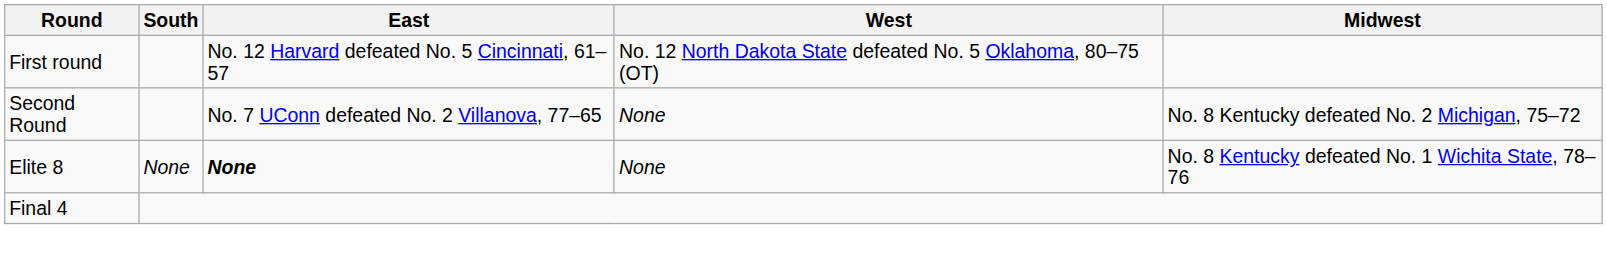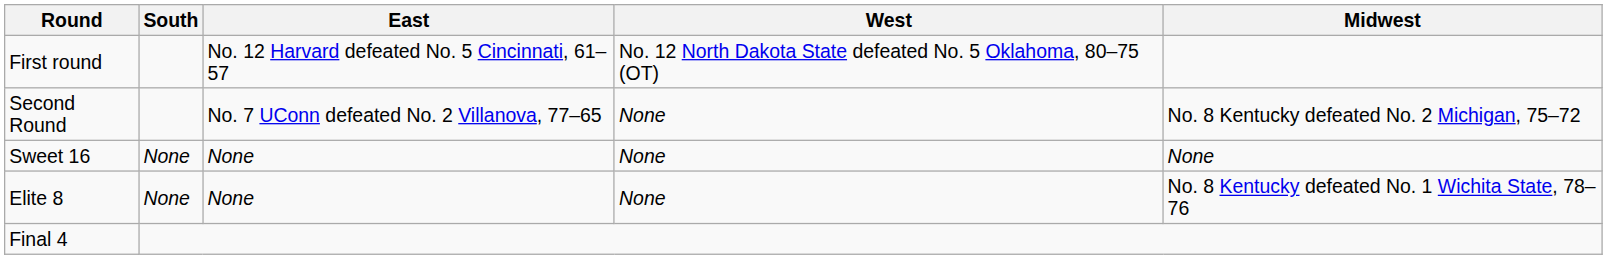+ row: (50, 156)
(232, 167) bold -> (231, 198) normal
